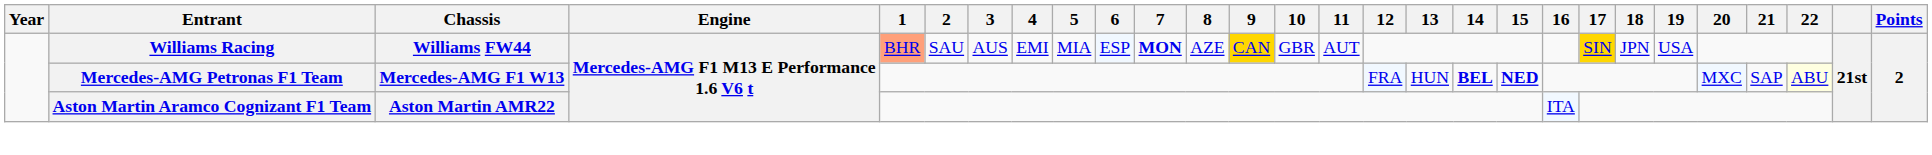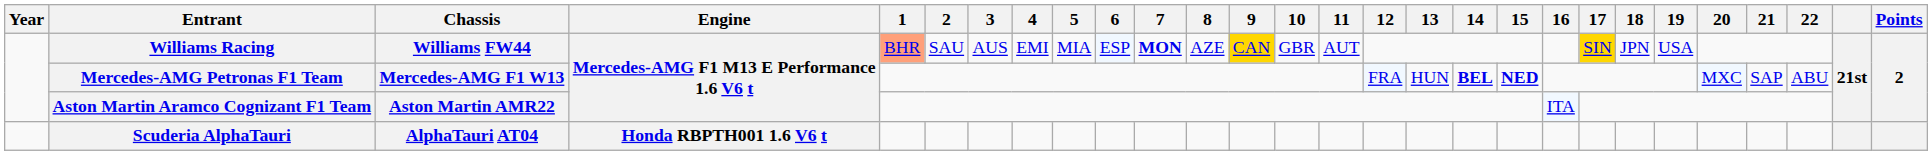(1810, 77) lightyellow background -> (1810, 77) no background
+ row: (212, 135)
